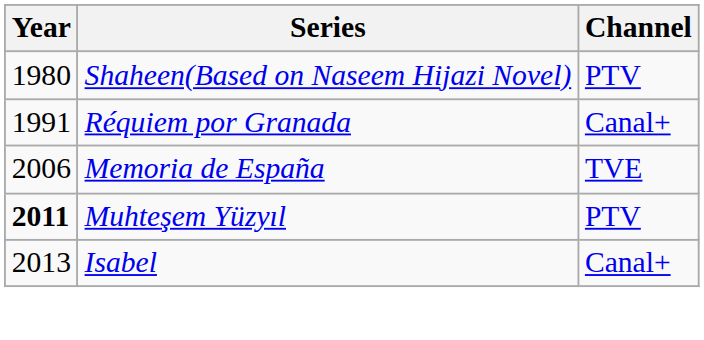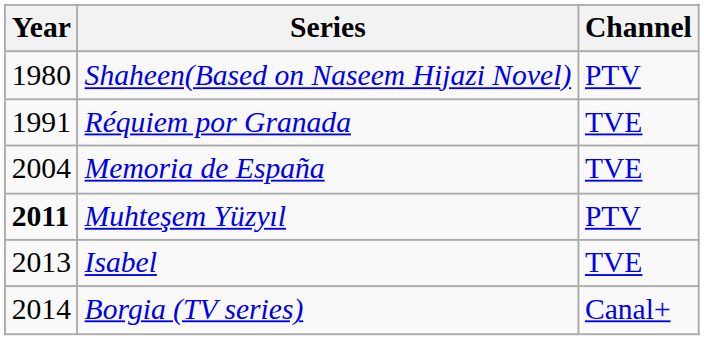(628, 121) Canal+ -> (614, 121) TVE
(41, 168) 2006 -> (41, 168) 2004
(628, 262) Canal+ -> (614, 262) TVE
+ row: (194, 309)
